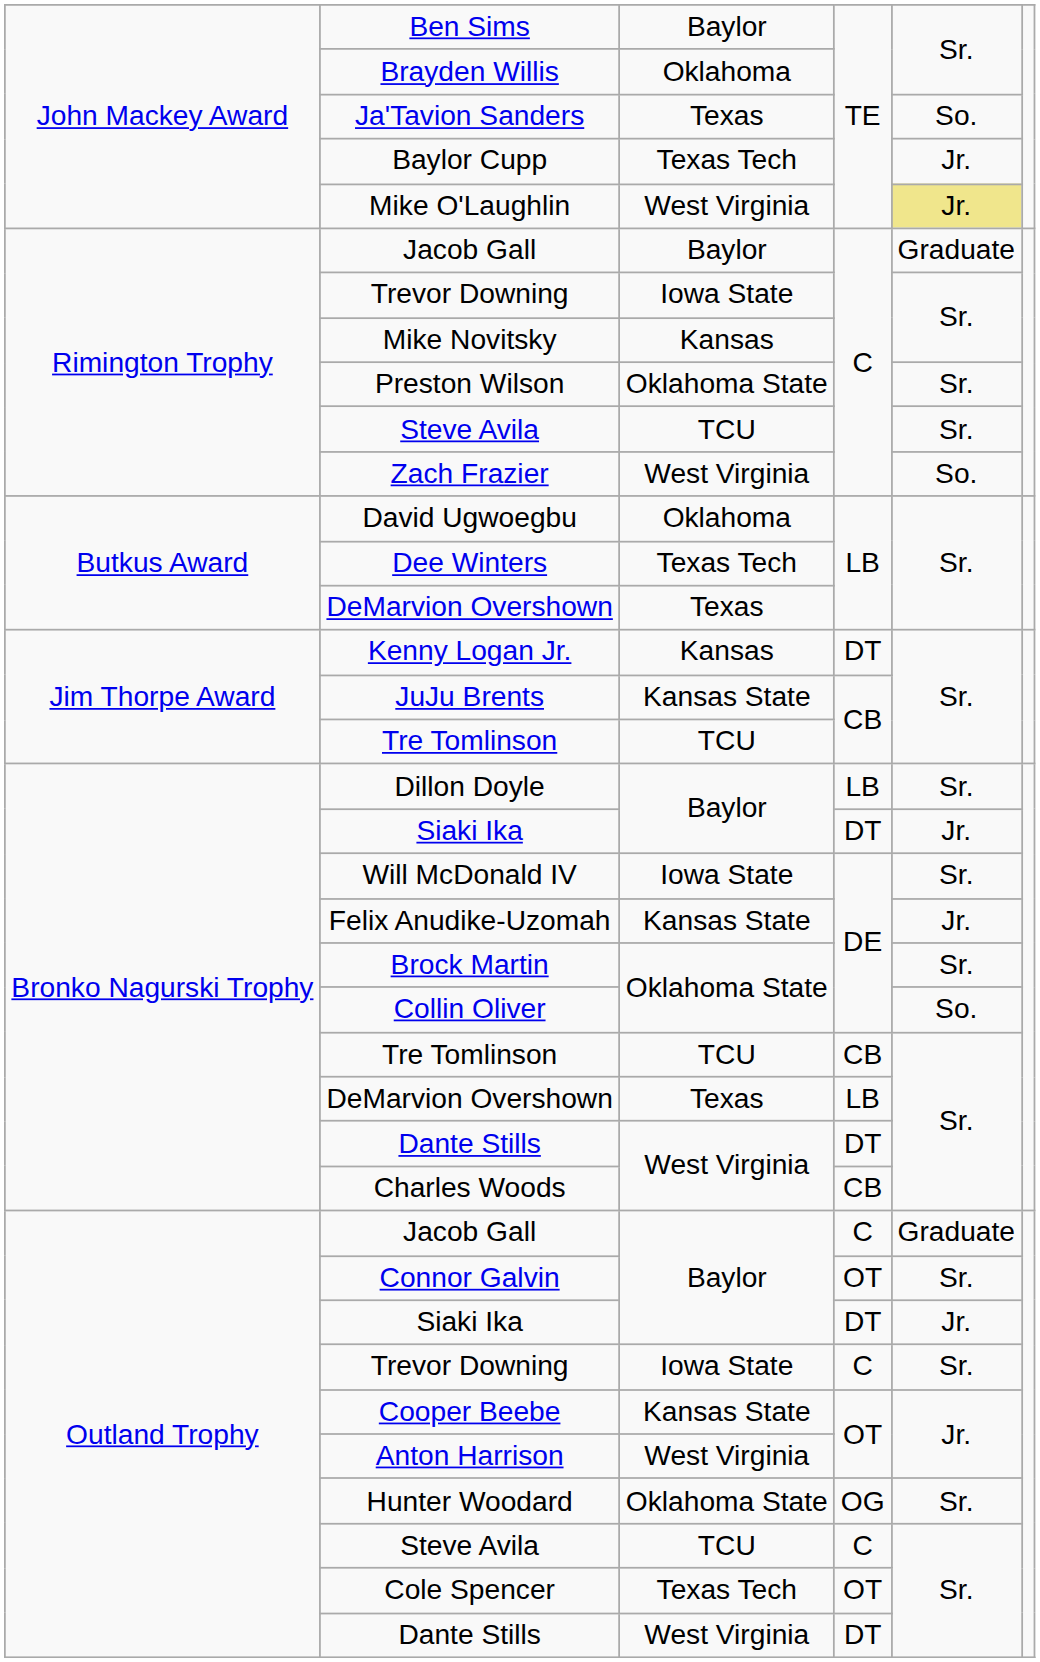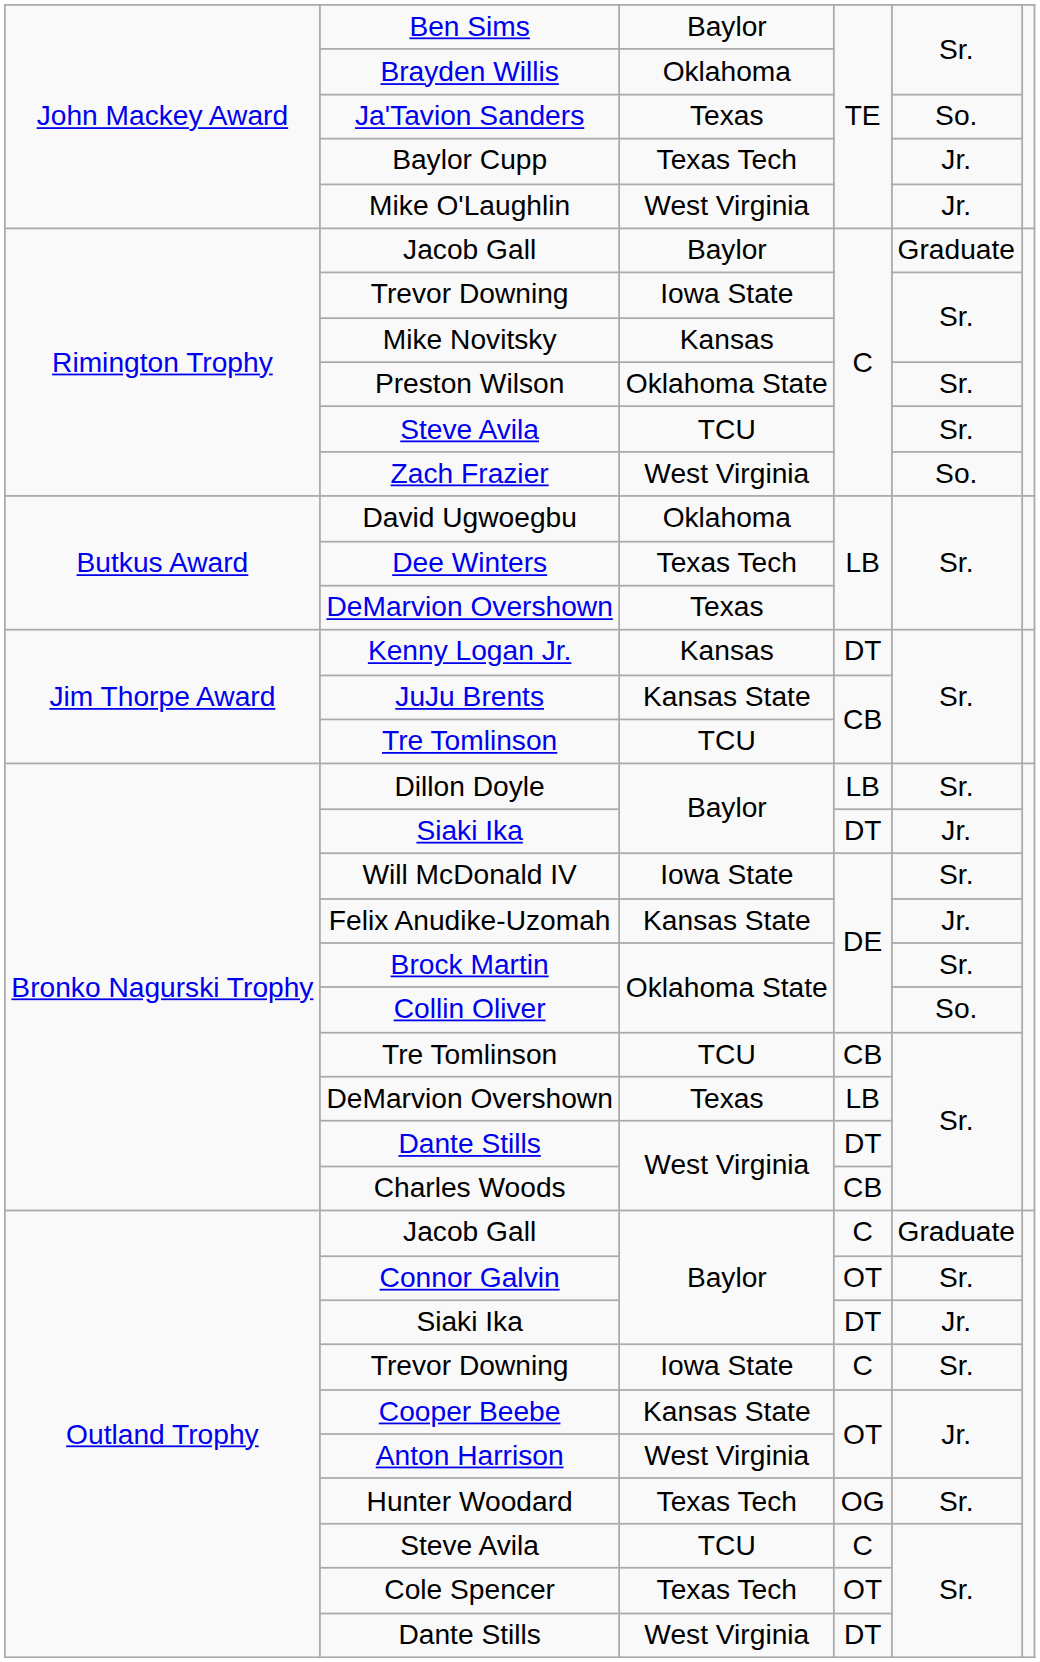(956, 205) khaki background -> (956, 205) no background
(727, 1500) Oklahoma State -> (727, 1500) Texas Tech
